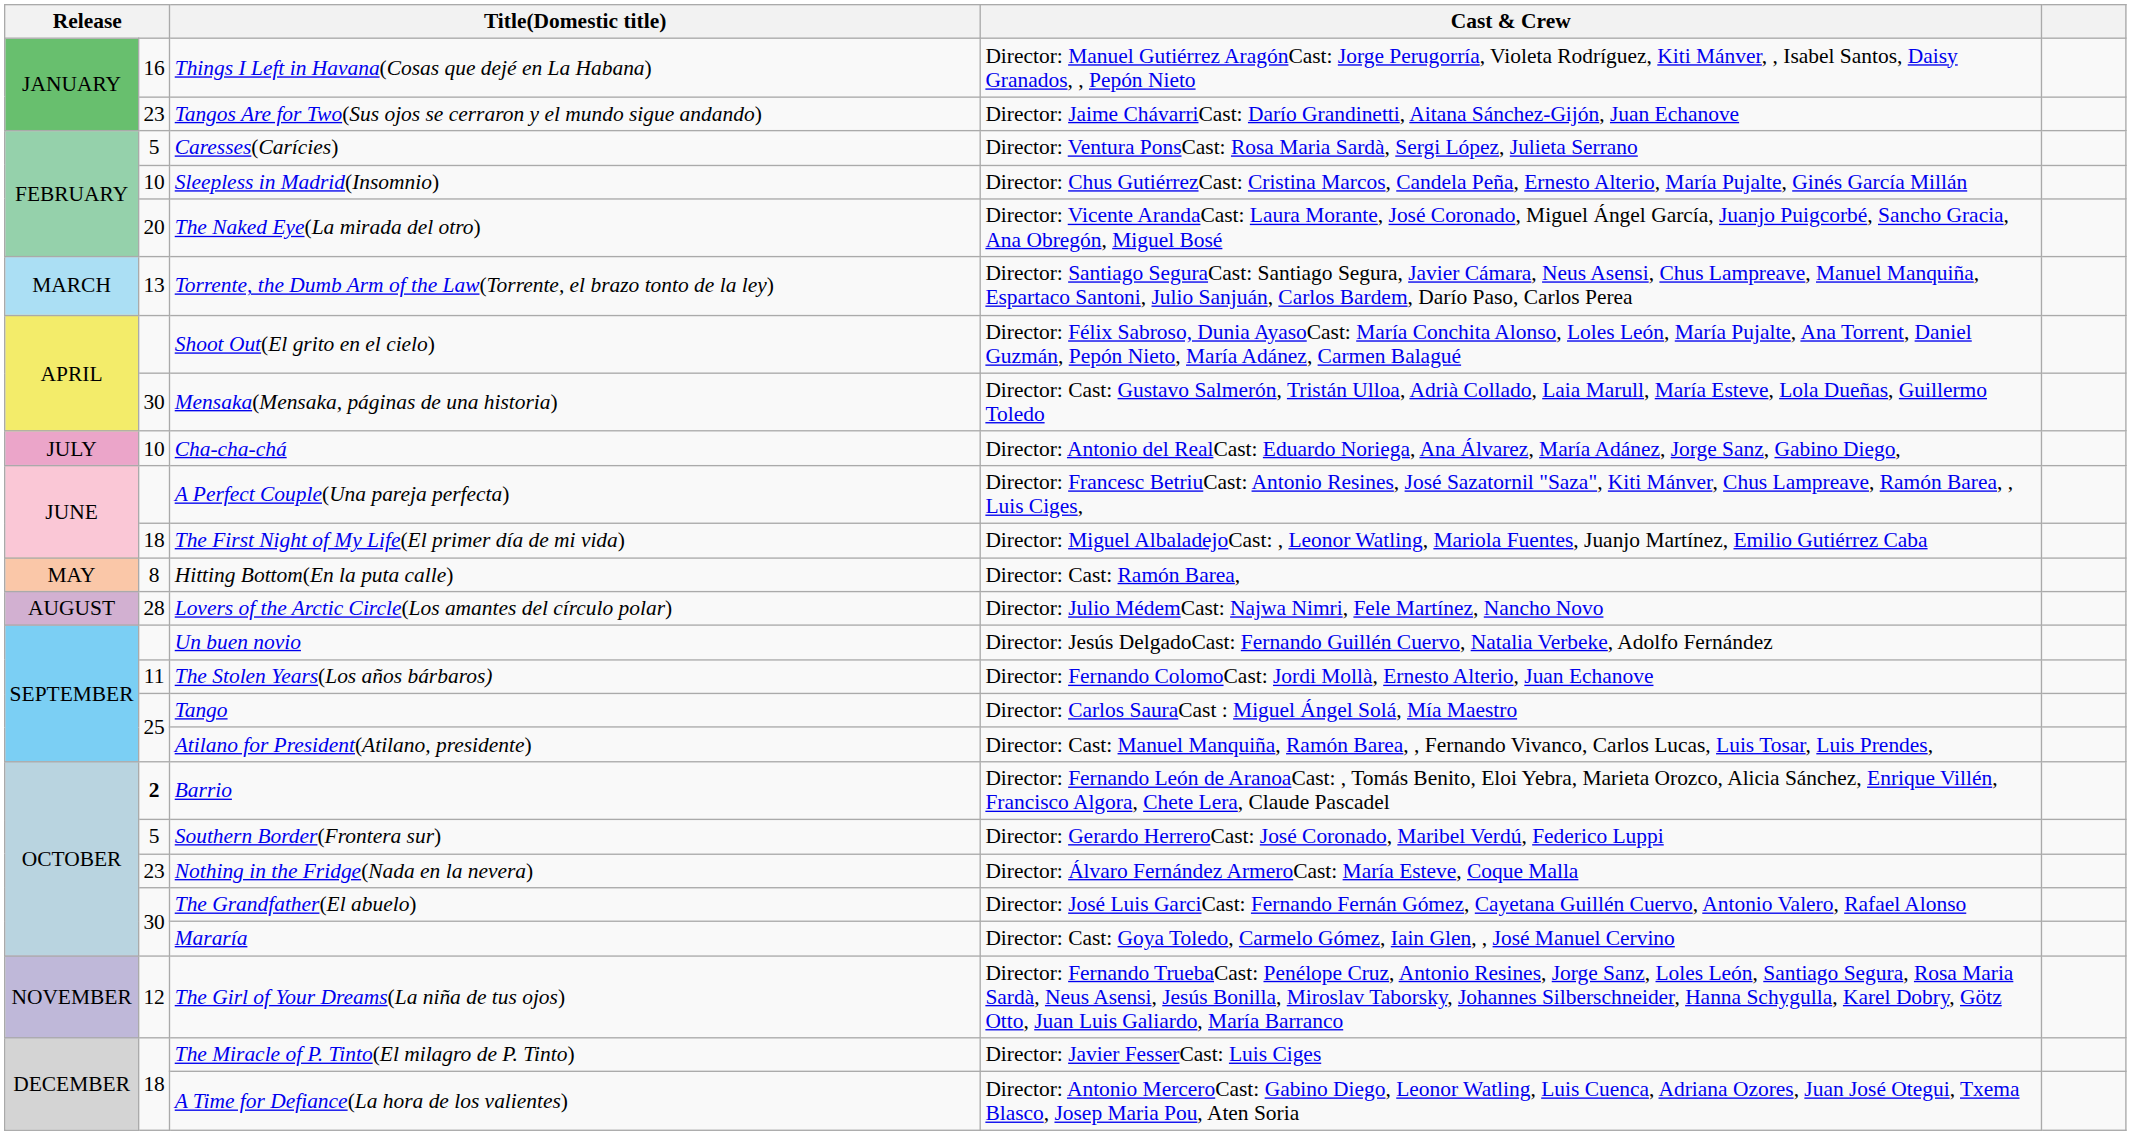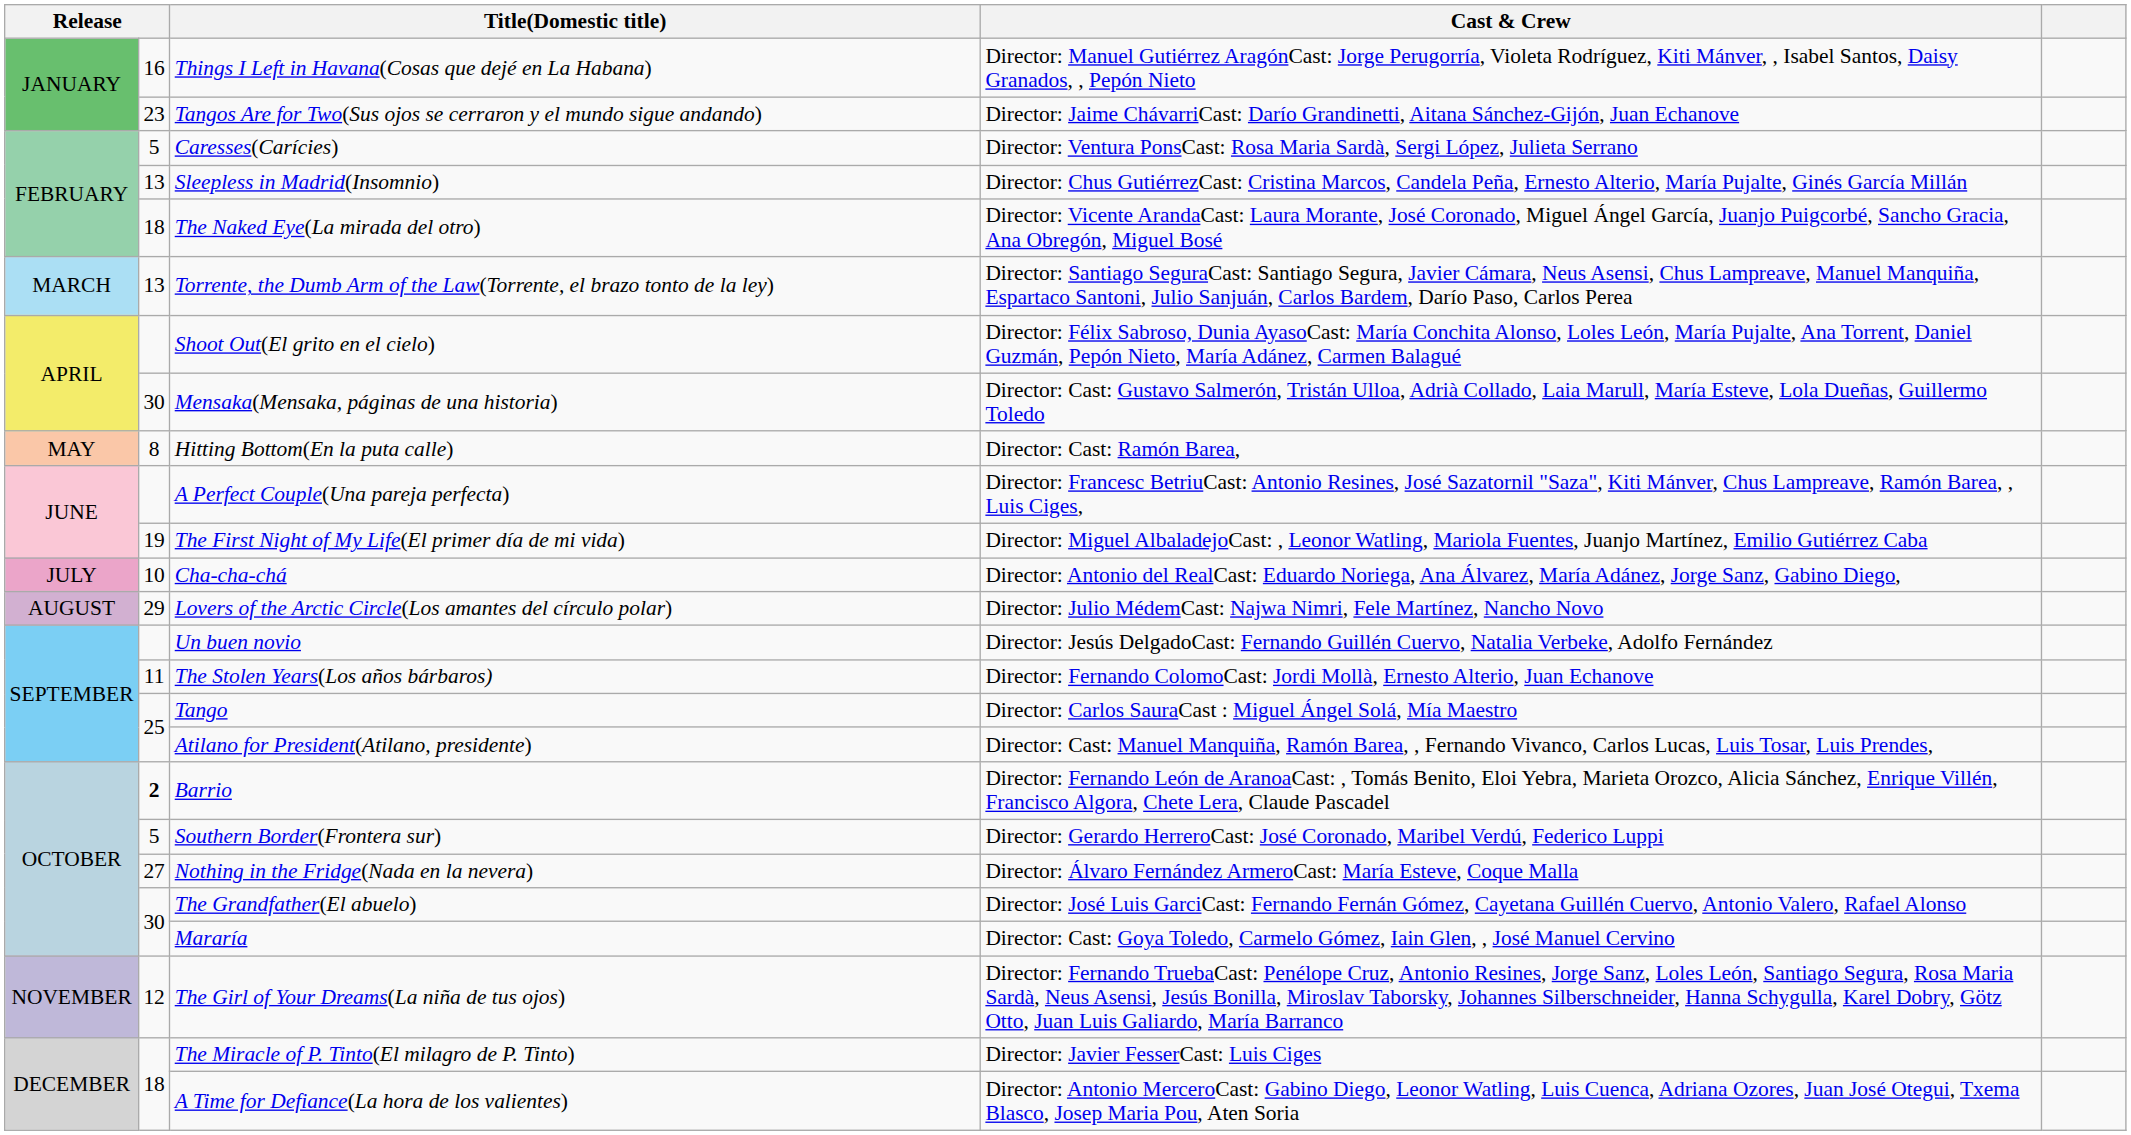(154, 181) 10 -> (154, 181) 13
(154, 227) 20 -> (154, 227) 18
rows swapped: (314, 574) <-> (231, 448)
(154, 540) 18 -> (154, 540) 19
(154, 608) 28 -> (154, 608) 29
(154, 870) 23 -> (154, 870) 27
